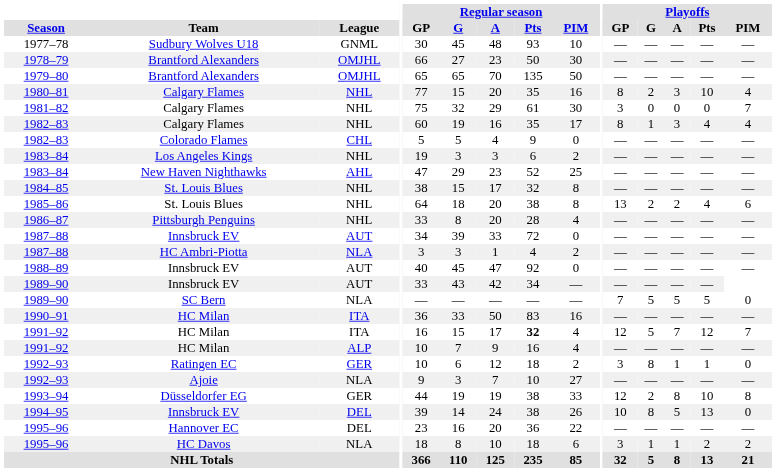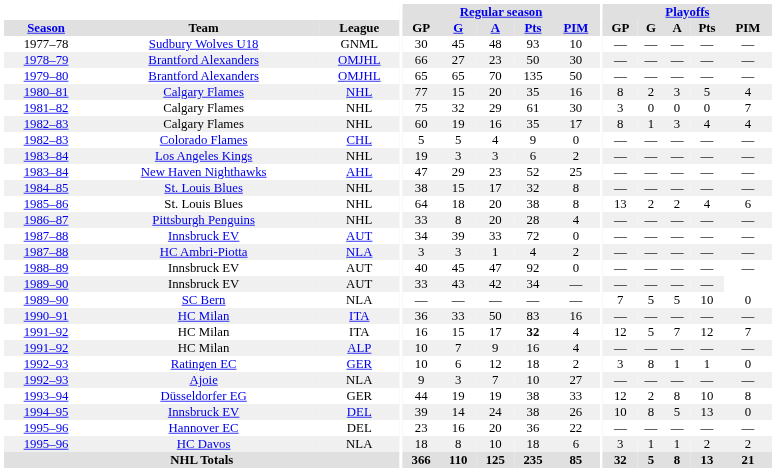(707, 92) 10 -> (707, 92) 5
(707, 300) 5 -> (707, 300) 10
